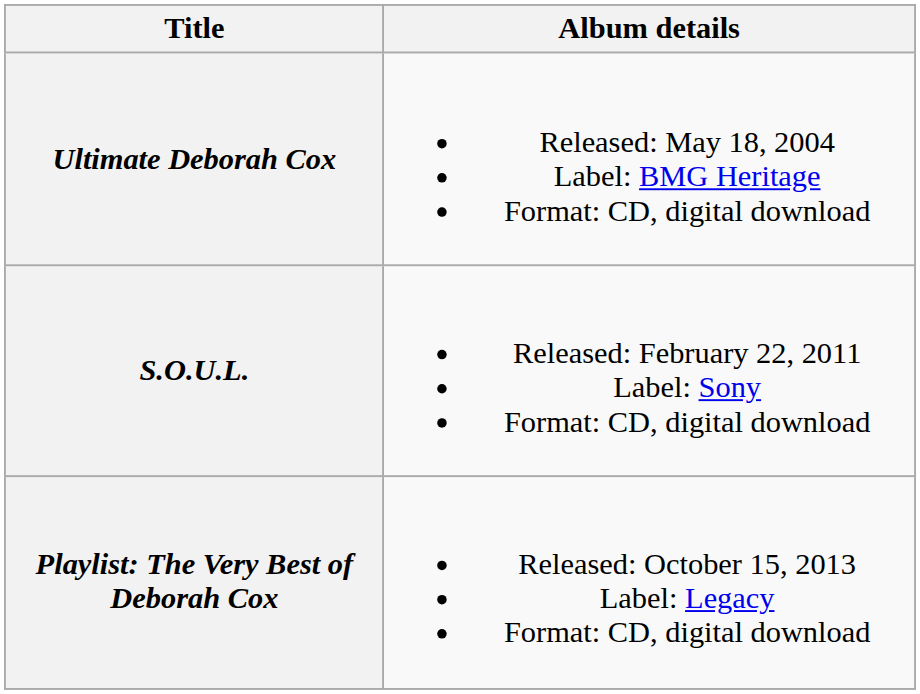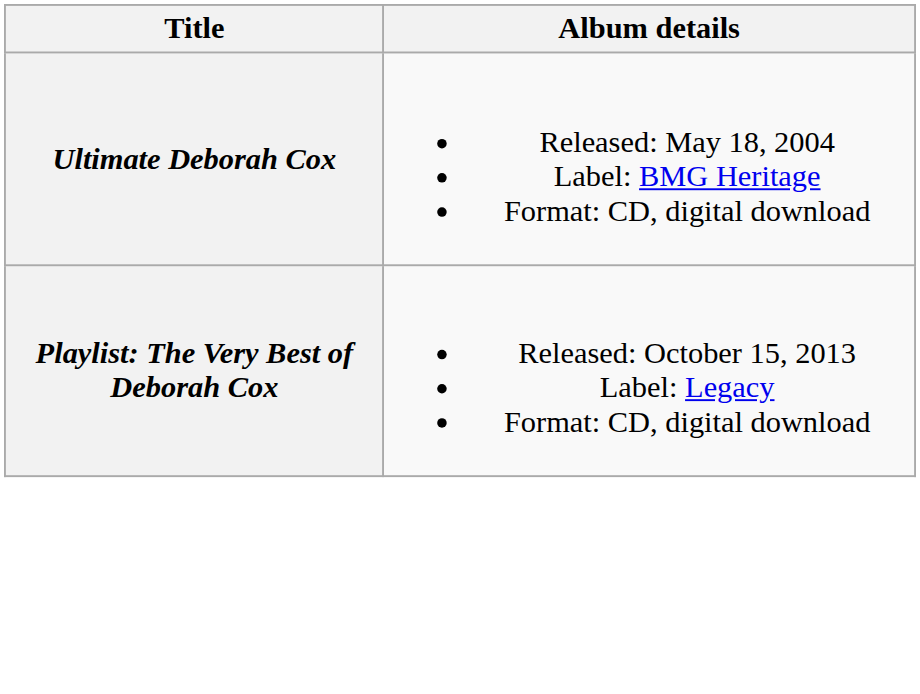- row: (194, 370)
